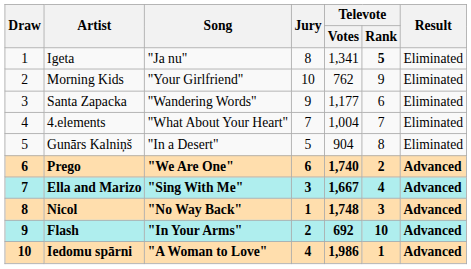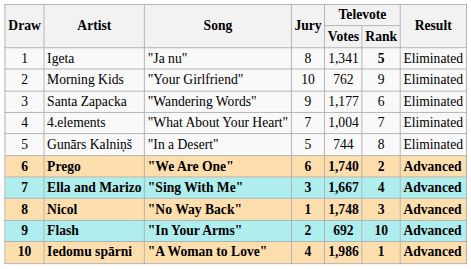(343, 144) 904 -> (343, 144) 744
